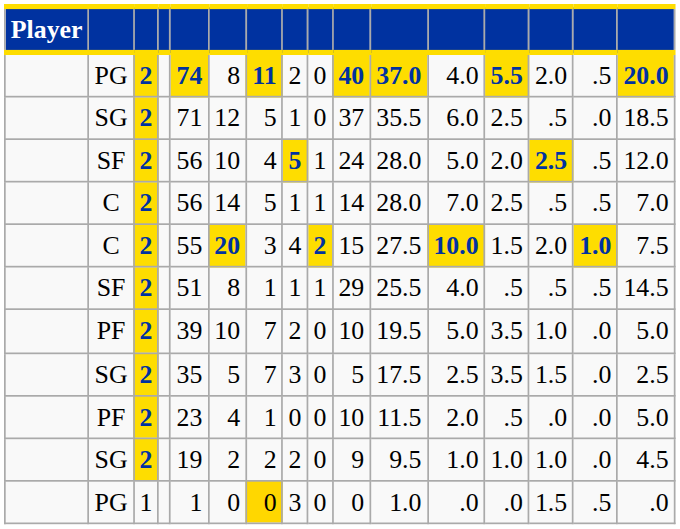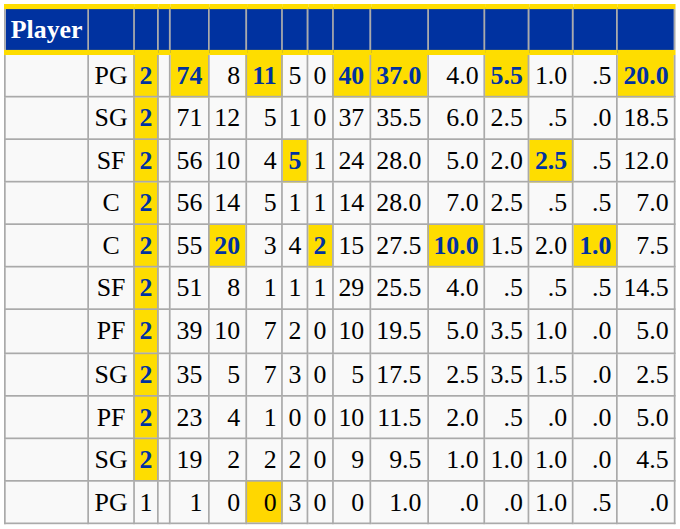(295, 75) 2 -> (295, 75) 5
(551, 75) 2.0 -> (551, 75) 1.0
(551, 501) 1.5 -> (551, 501) 1.0
